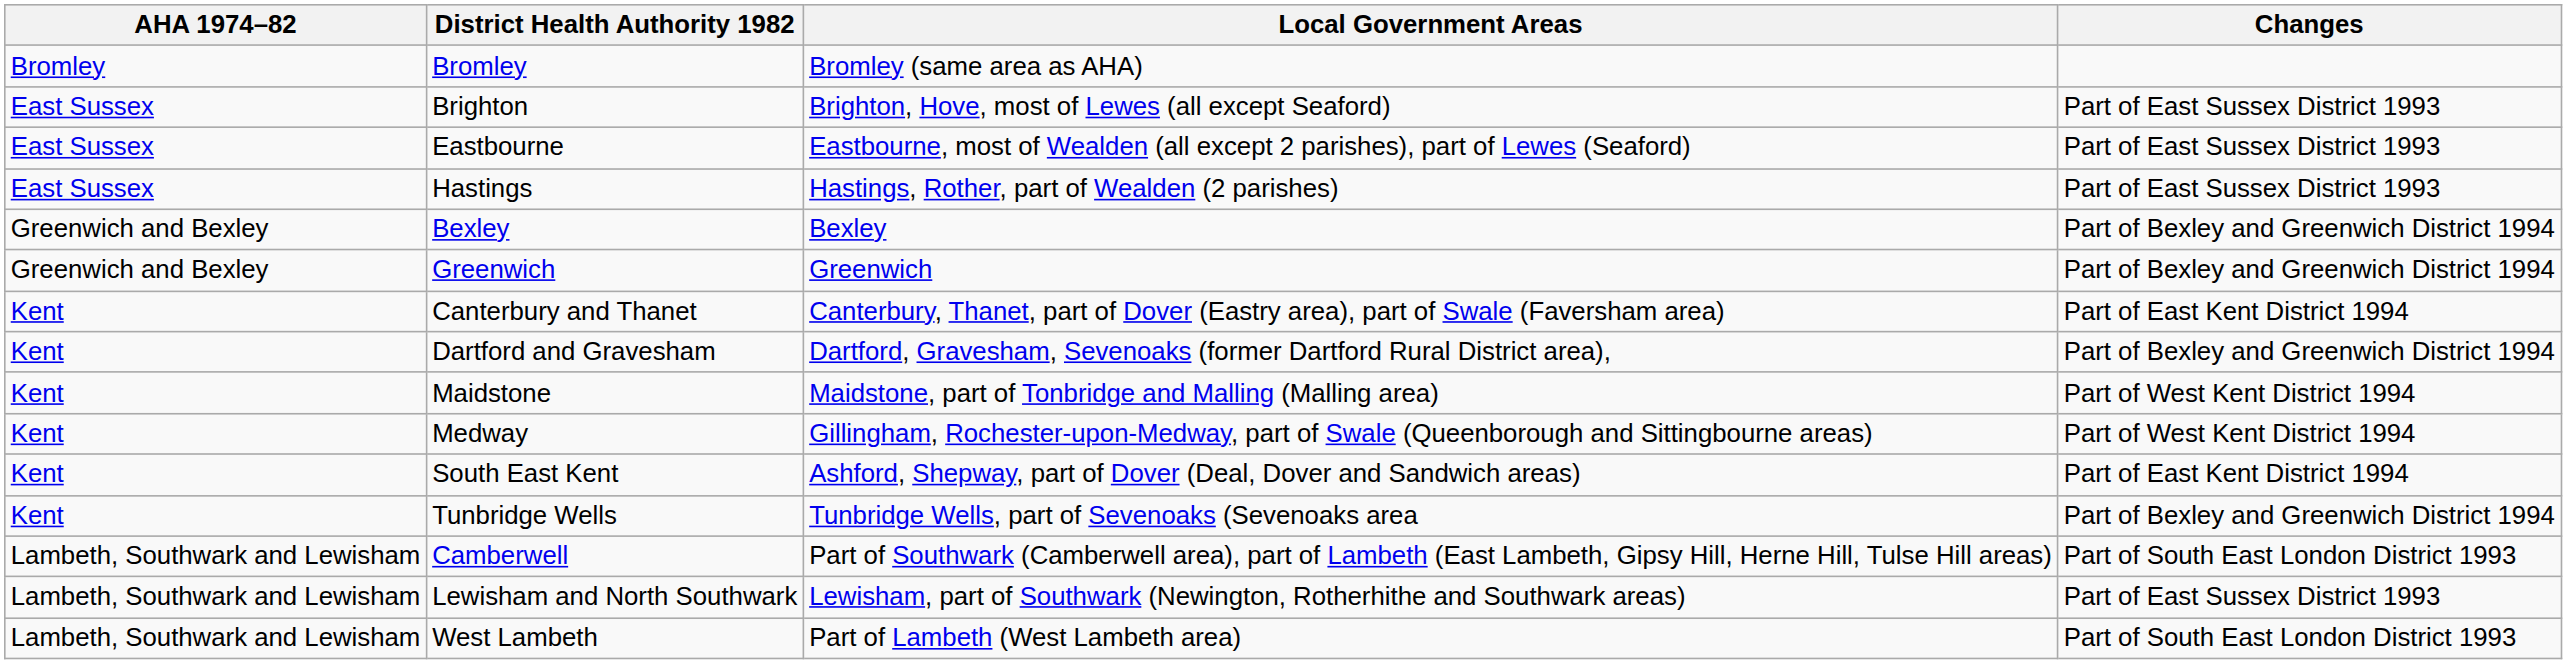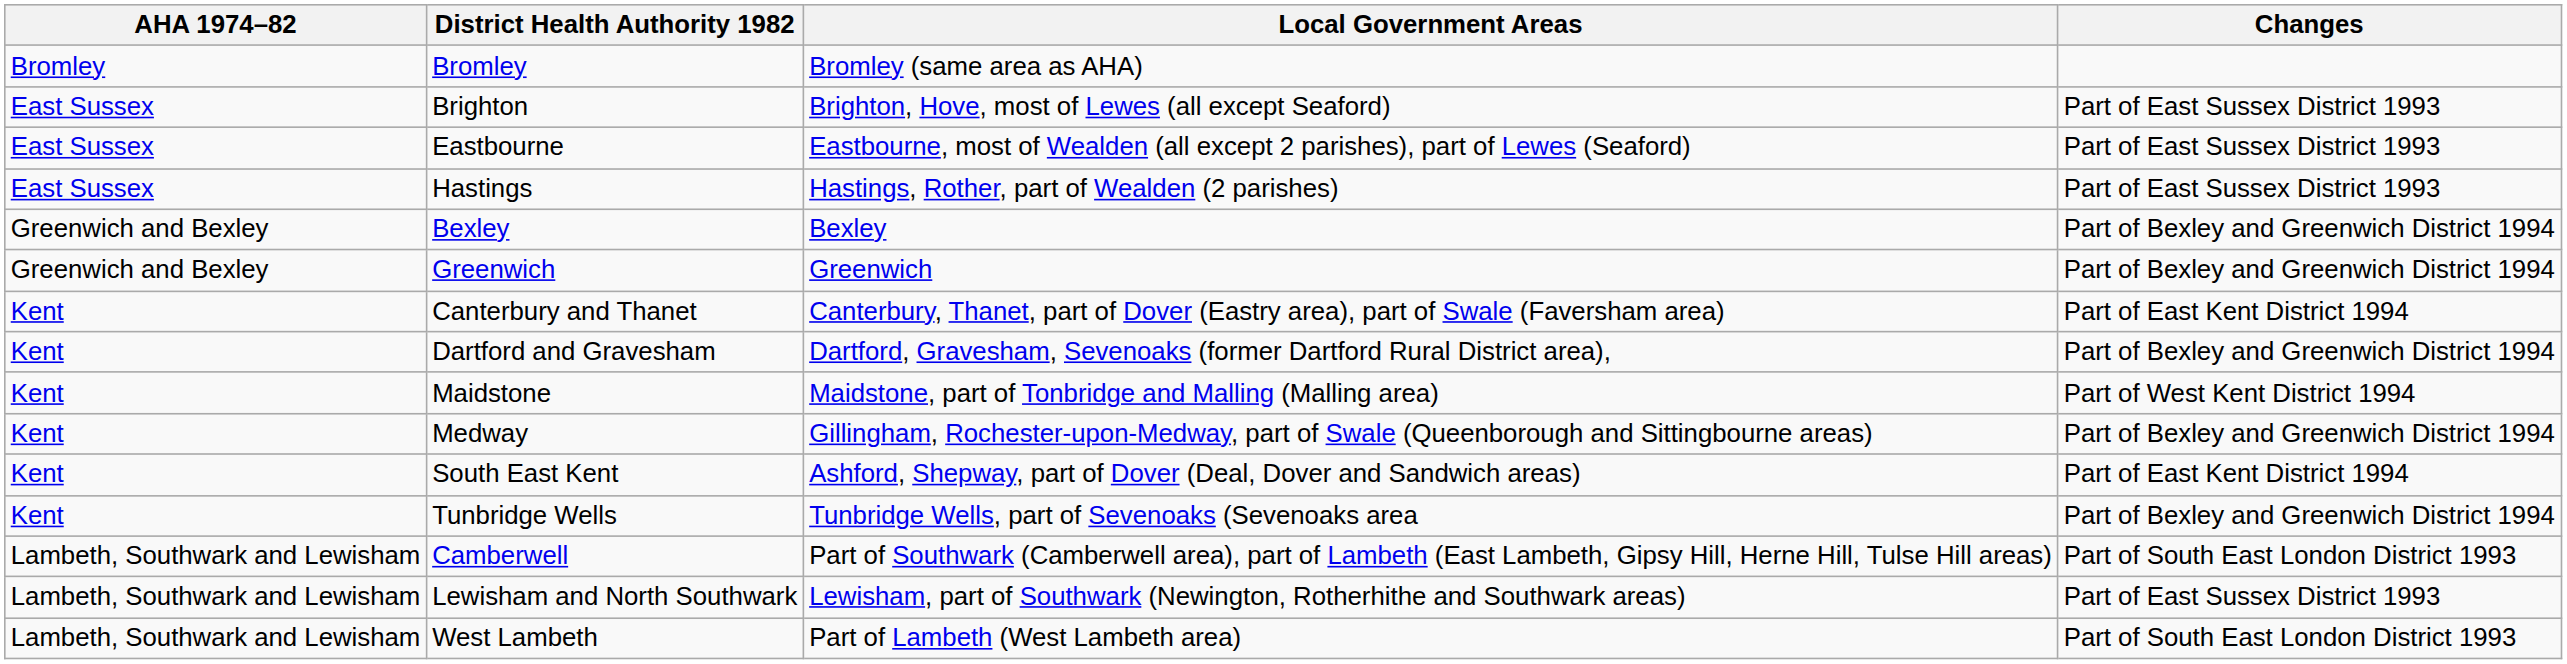(2240, 433) Part of West Kent District 1994 -> (2309, 433) Part of Bexley and Greenwich District 1994
